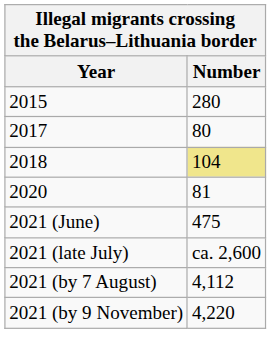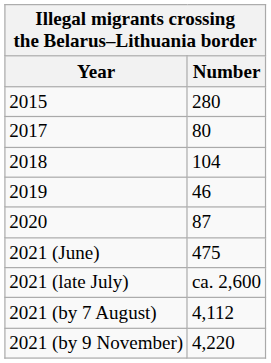(206, 161) khaki background -> (206, 161) no background
+ row: (28, 192)
(201, 192) 81 -> (201, 222) 87
